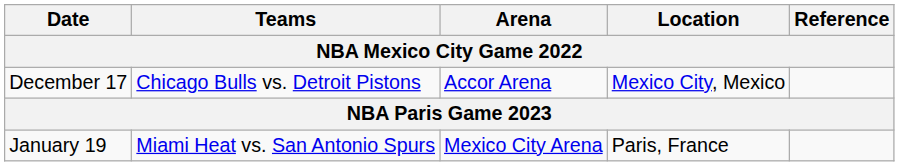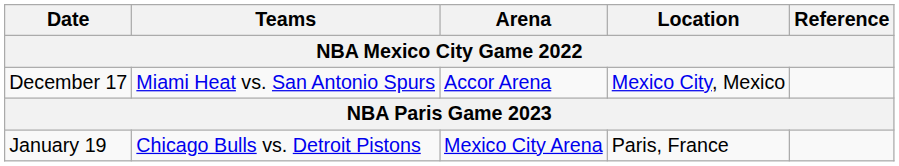(279, 82) Chicago Bulls vs. Detroit Pistons -> (286, 82) Miami Heat vs. San Antonio Spurs
(286, 144) Miami Heat vs. San Antonio Spurs -> (279, 144) Chicago Bulls vs. Detroit Pistons
